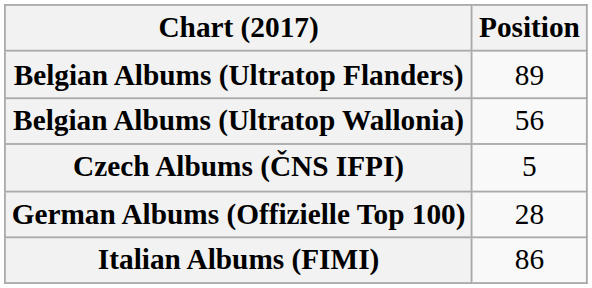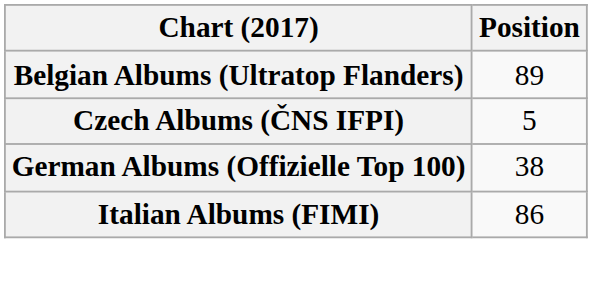- row: (239, 120)
(529, 213) 28 -> (529, 167) 38
